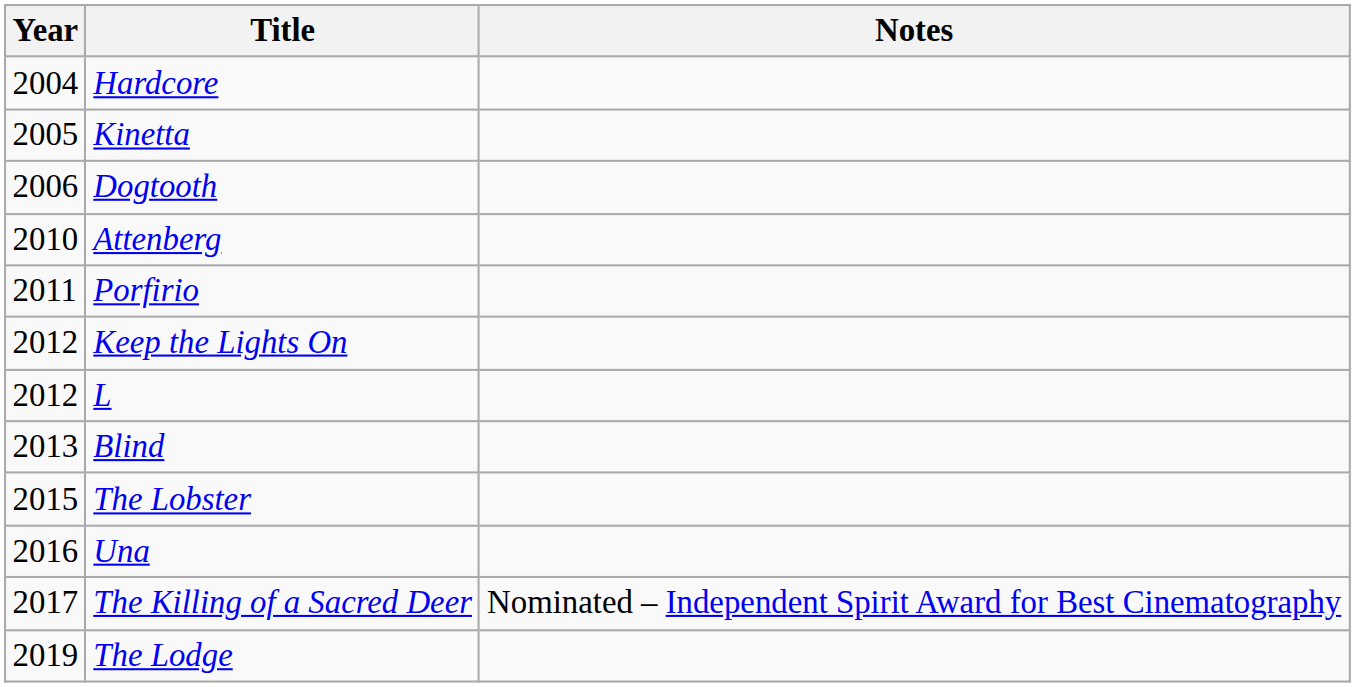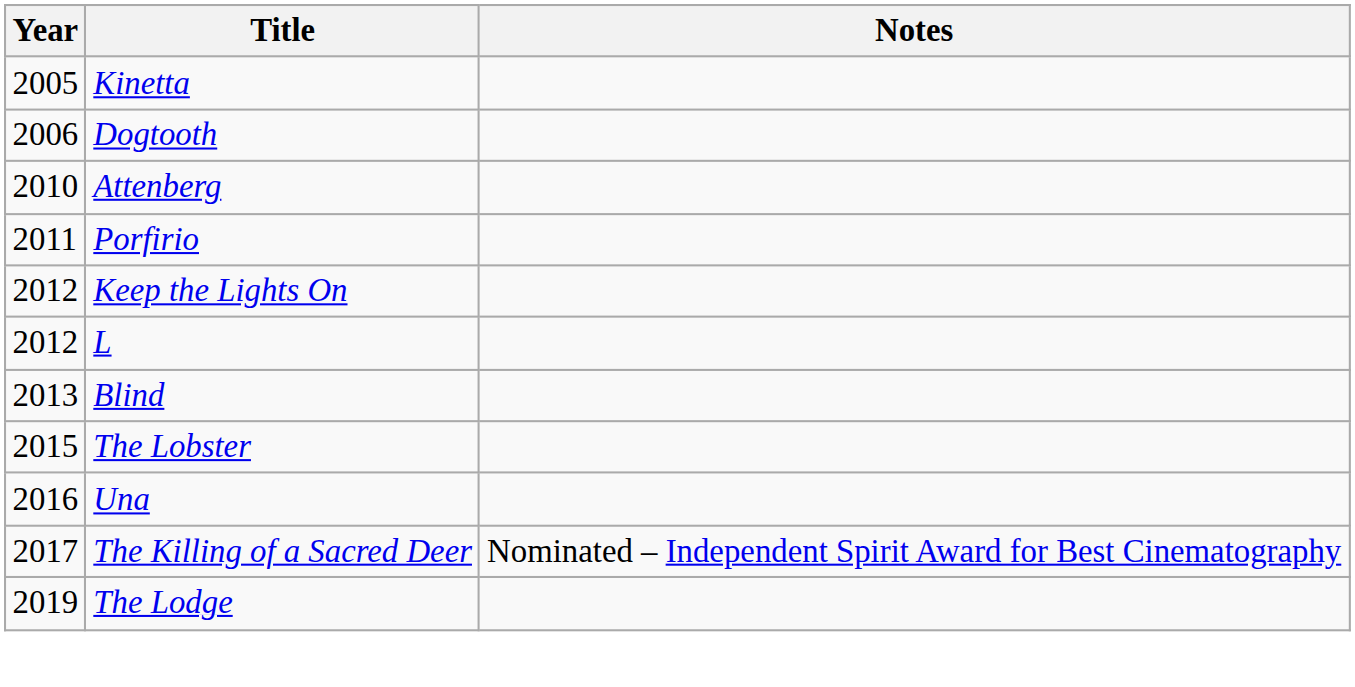- row: (156, 82)
